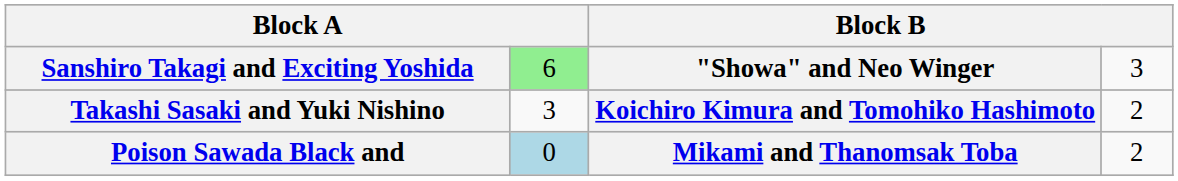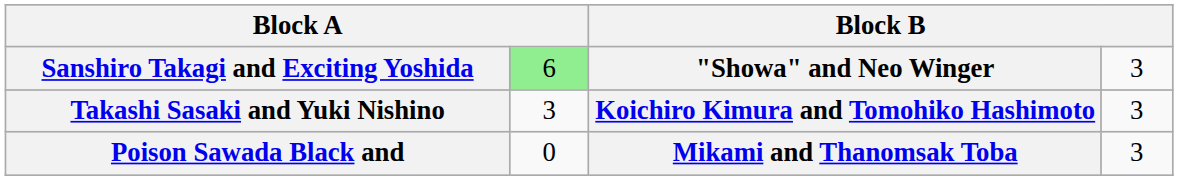(1137, 110) 2 -> (1137, 110) 3
(549, 152) lightblue background -> (549, 152) no background
(1137, 152) 2 -> (1137, 152) 3
